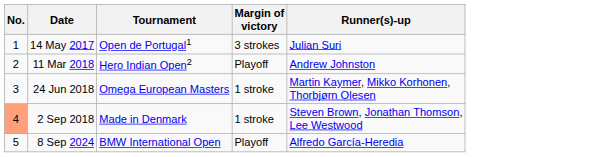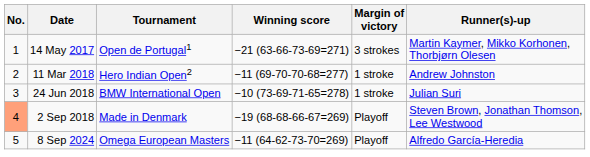+ column: (292, 20)
(315, 44) Julian Suri -> (490, 50) Martin Kaymer, Mikko Korhonen, Thorbjørn Olesen
(251, 64) Playoff -> (374, 74) 1 stroke
(164, 89) Omega European Masters -> (160, 93) BMW International Open
(370, 89) Martin Kaymer, Mikko Korhonen, Thorbjørn Olesen -> (435, 93) Julian Suri
(254, 119) 1 stroke -> (371, 117) Playoff
(160, 143) BMW International Open -> (164, 141) Omega European Masters
